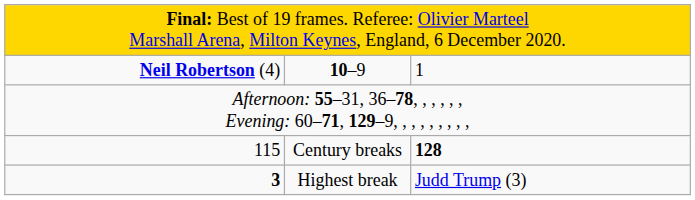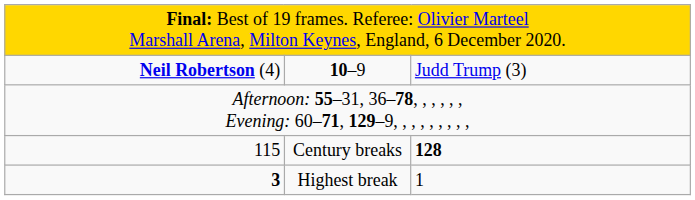(419, 70) 1 -> (471, 70) Judd Trump (3)
(471, 180) Judd Trump (3) -> (419, 180) 1
